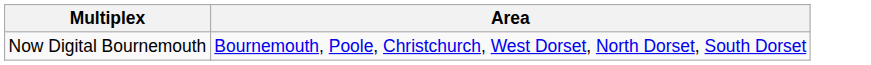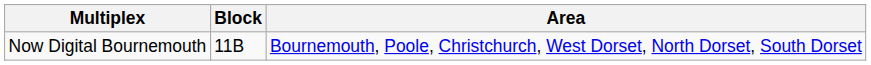+ column: (238, 18)
